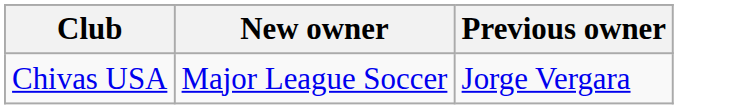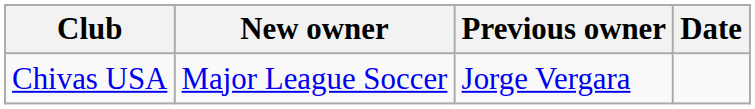+ column: (711, 28)
